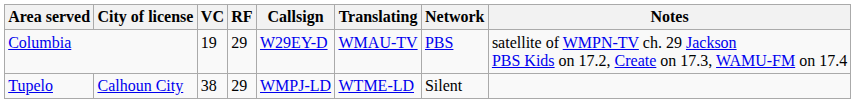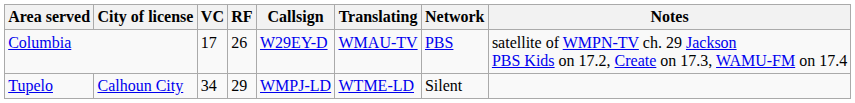(209, 42) 19 -> (209, 42) 17
(239, 42) 29 -> (239, 42) 26
(209, 85) 38 -> (209, 85) 34
